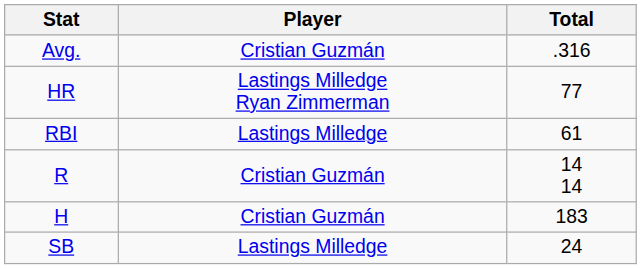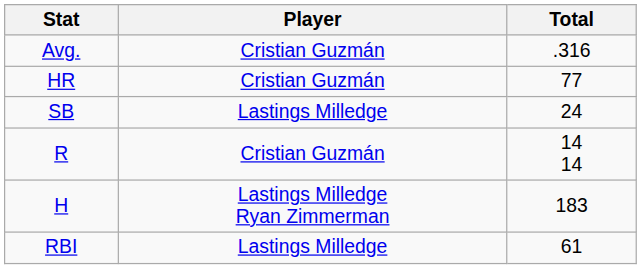(313, 92) Lastings Milledge Ryan Zimmerman -> (313, 81) Cristian Guzmán
rows swapped: (61, 133) <-> (61, 247)
(313, 216) Cristian Guzmán -> (313, 206) Lastings Milledge Ryan Zimmerman
